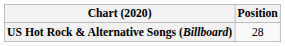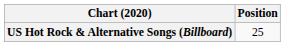(258, 32) 28 -> (258, 32) 25
